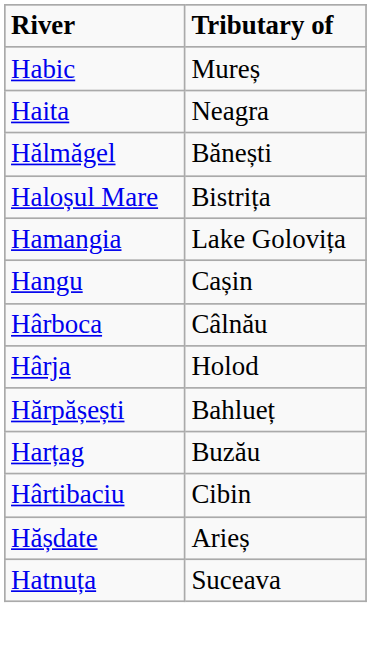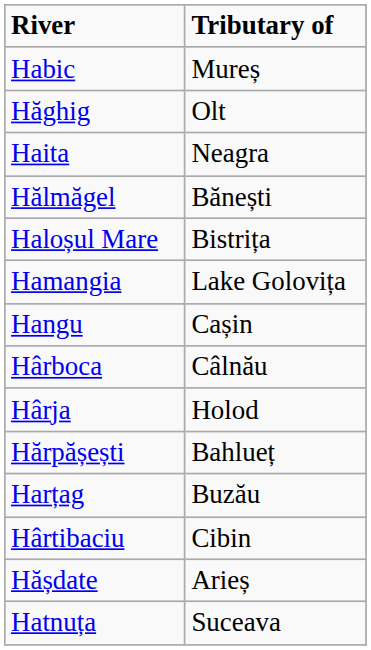+ row: (51, 111)
